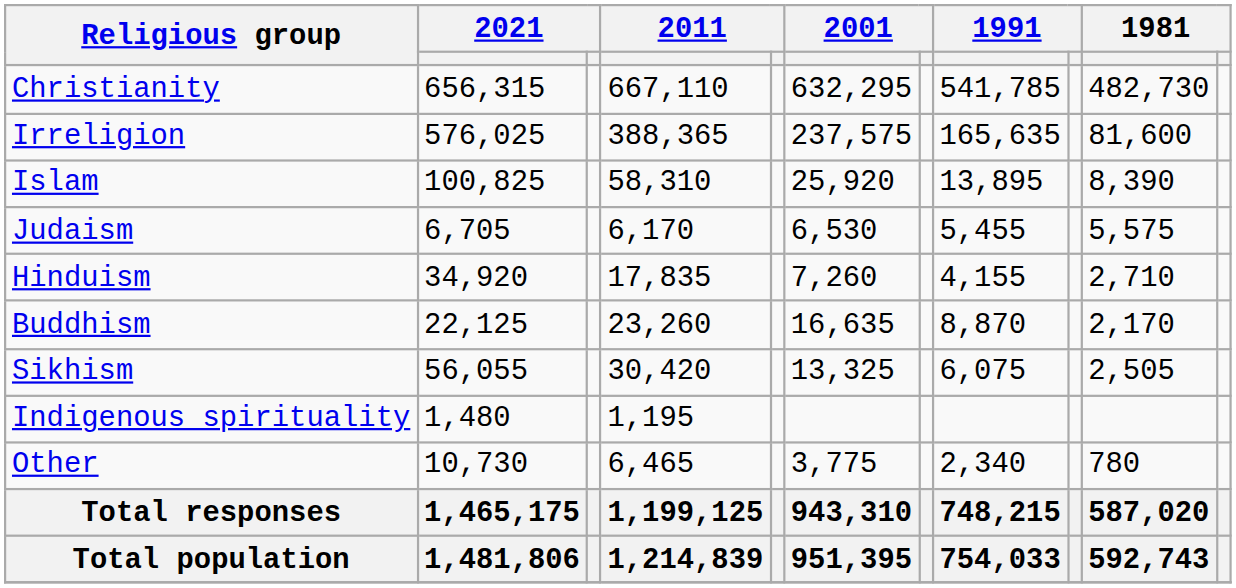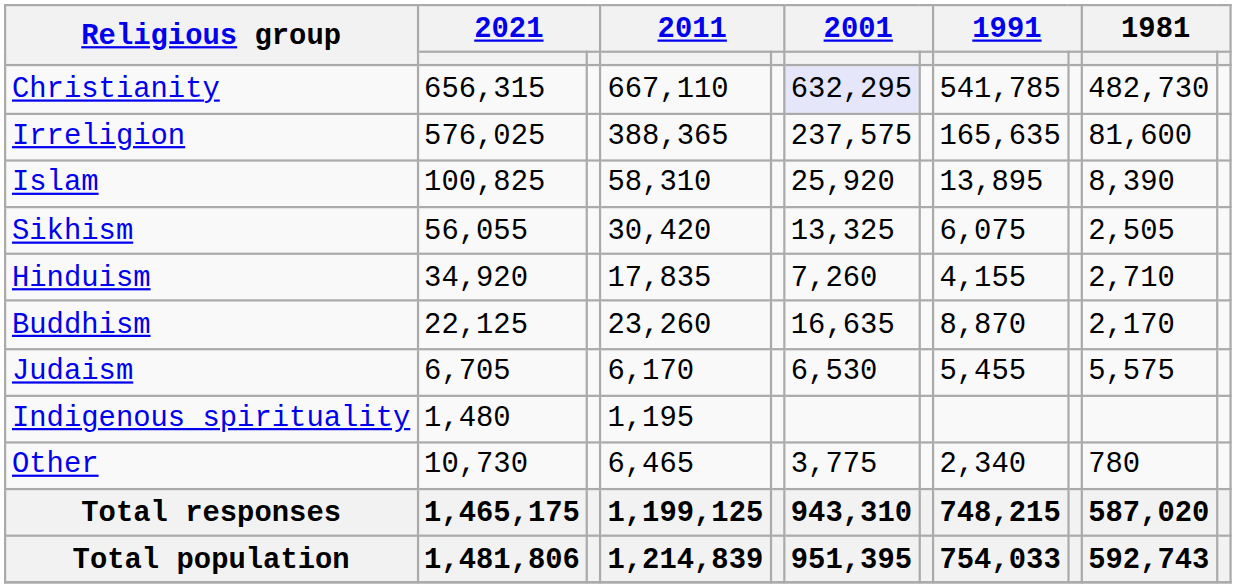(851, 89) no background -> (851, 89) lavender background
rows swapped: (73, 372) <-> (73, 231)
